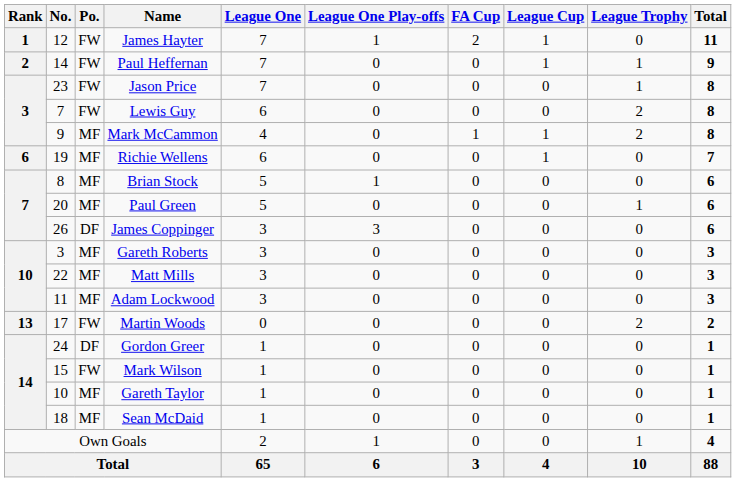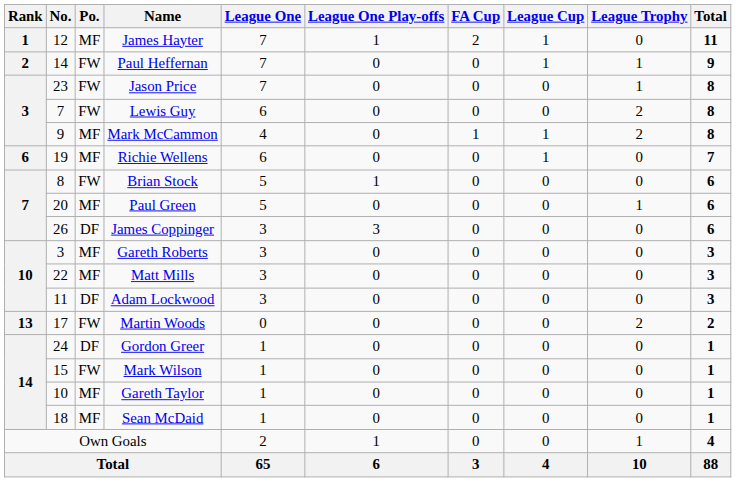(89, 39) FW -> (89, 39) MF
(89, 181) MF -> (89, 181) FW
(89, 299) MF -> (89, 299) DF
